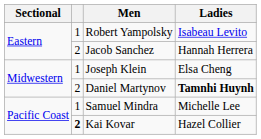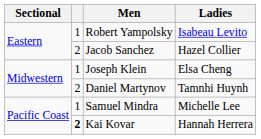(215, 50) Hannah Herrera -> (209, 50) Hazel Collier
(216, 87) bold -> (213, 87) normal
(209, 124) Hazel Collier -> (215, 124) Hannah Herrera
